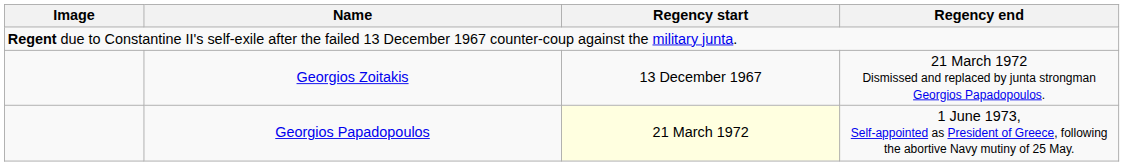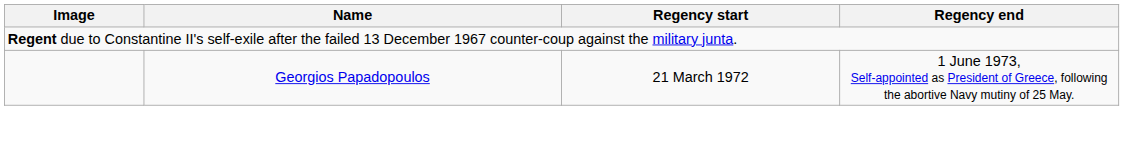- row: (353, 77)
(701, 133) lightyellow background -> (701, 77) no background
